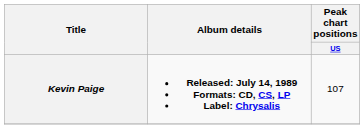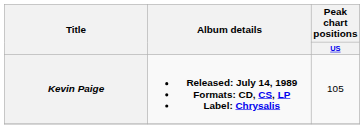(335, 89) 107 -> (335, 89) 105
